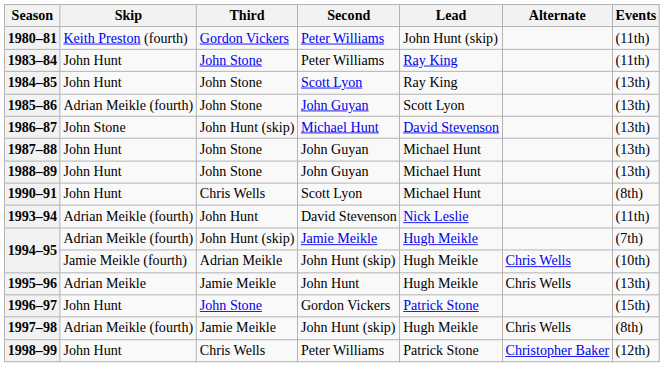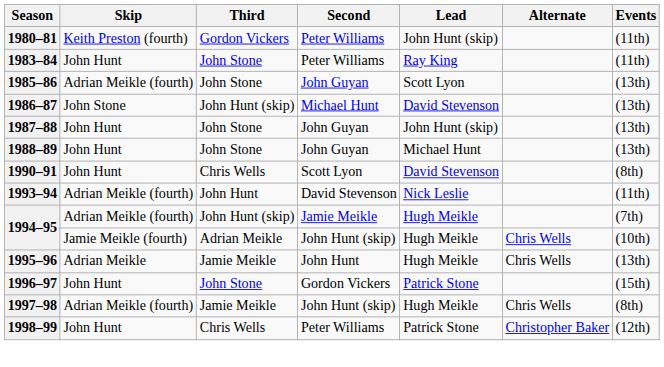- row: (32, 82)
(442, 149) Michael Hunt -> (451, 127) John Hunt (skip)
(442, 194) Michael Hunt -> (451, 171) David Stevenson
